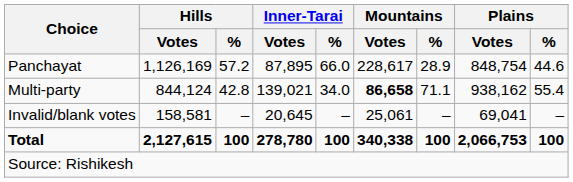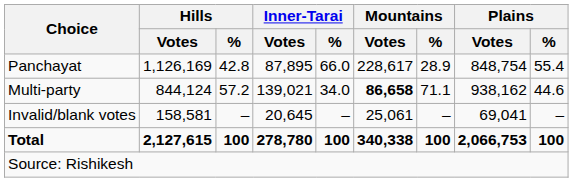(234, 66) 57.2 -> (234, 66) 42.8
(549, 66) 44.6 -> (549, 66) 55.4
(234, 90) 42.8 -> (234, 90) 57.2
(549, 90) 55.4 -> (549, 90) 44.6
